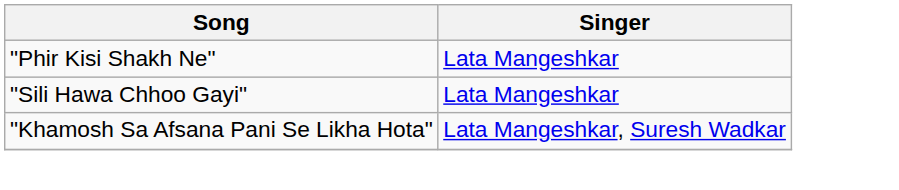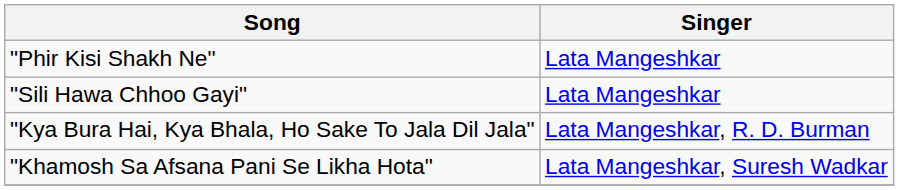+ row: (272, 130)
